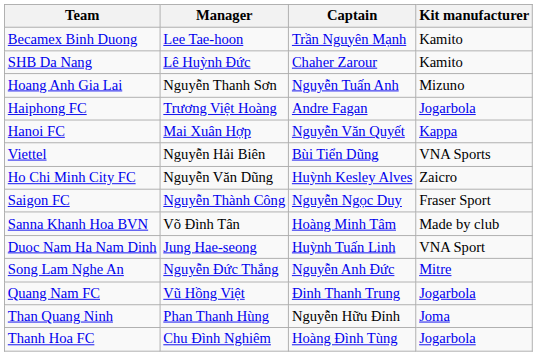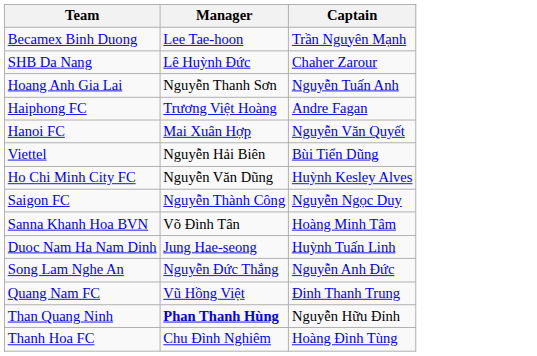- column: (474, 16)
(216, 316) normal -> (221, 316) bold
